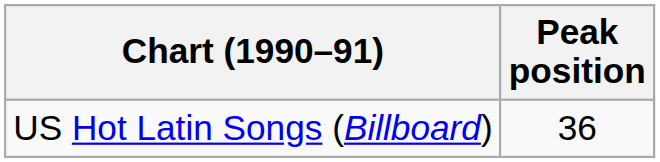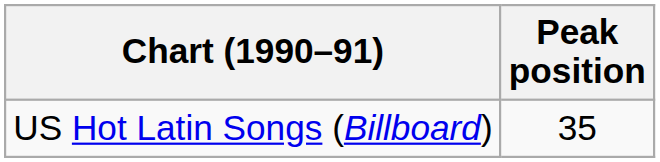(577, 127) 36 -> (577, 127) 35
